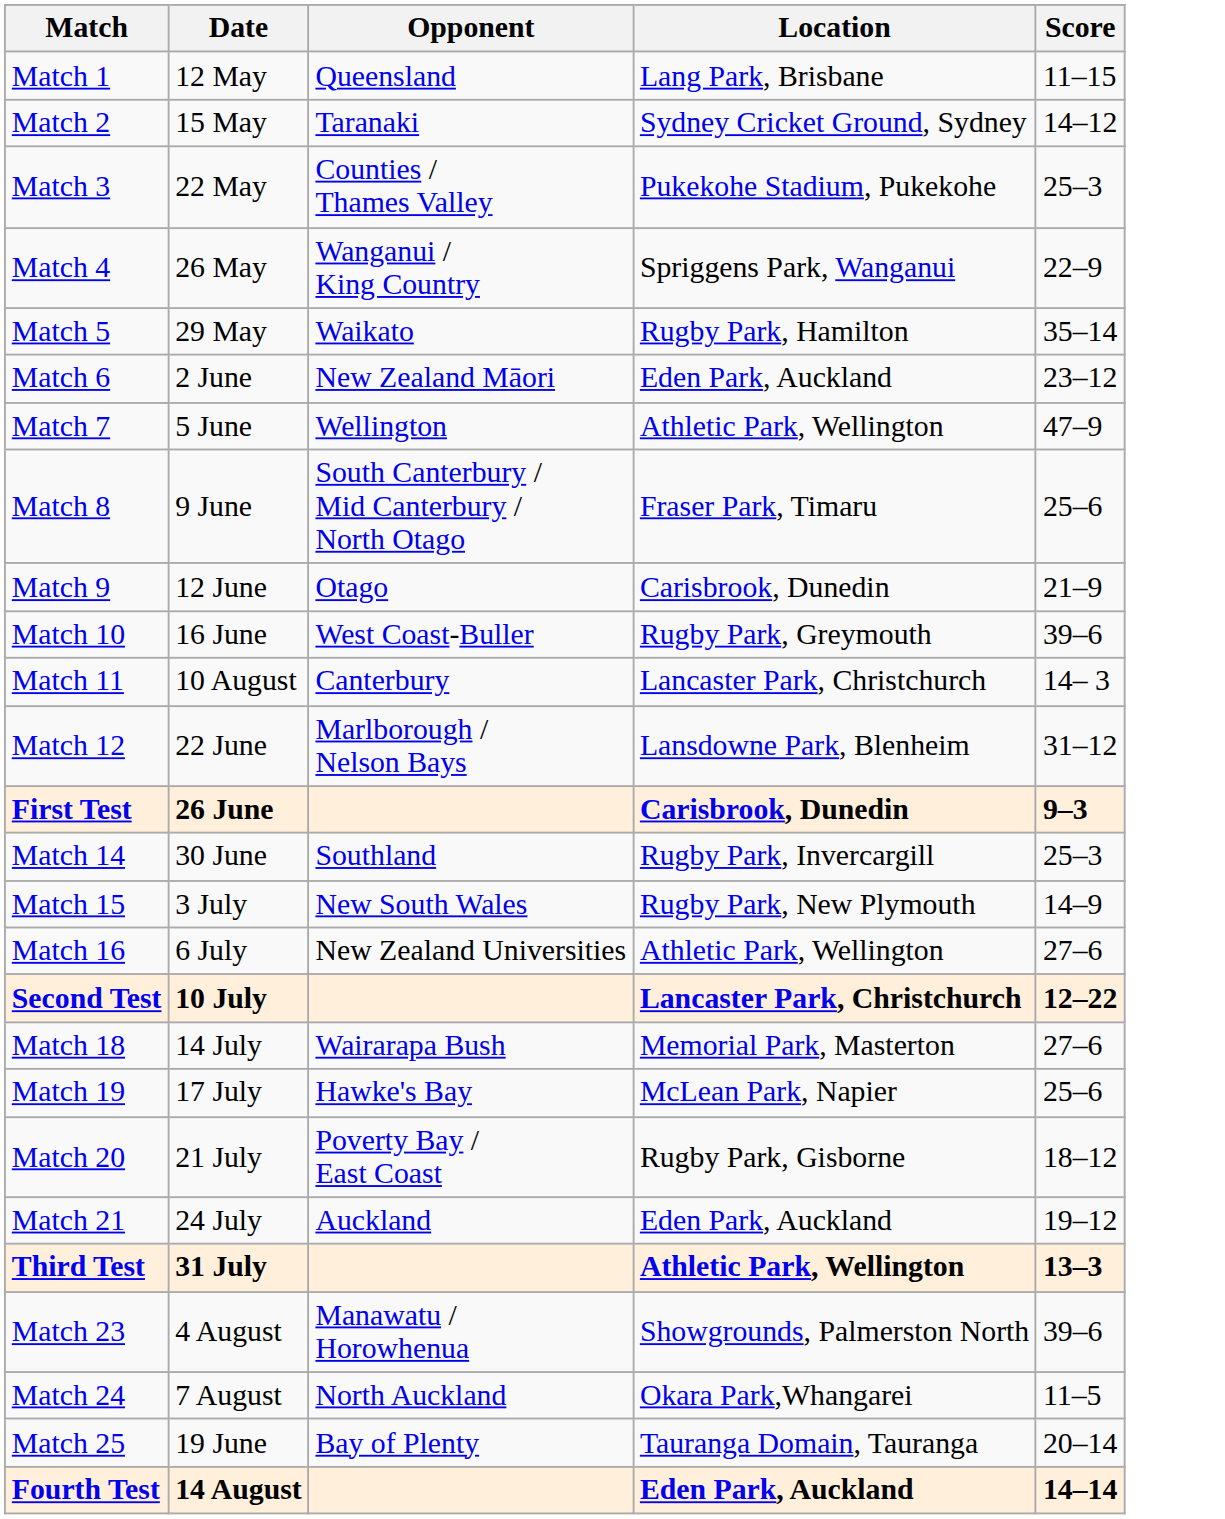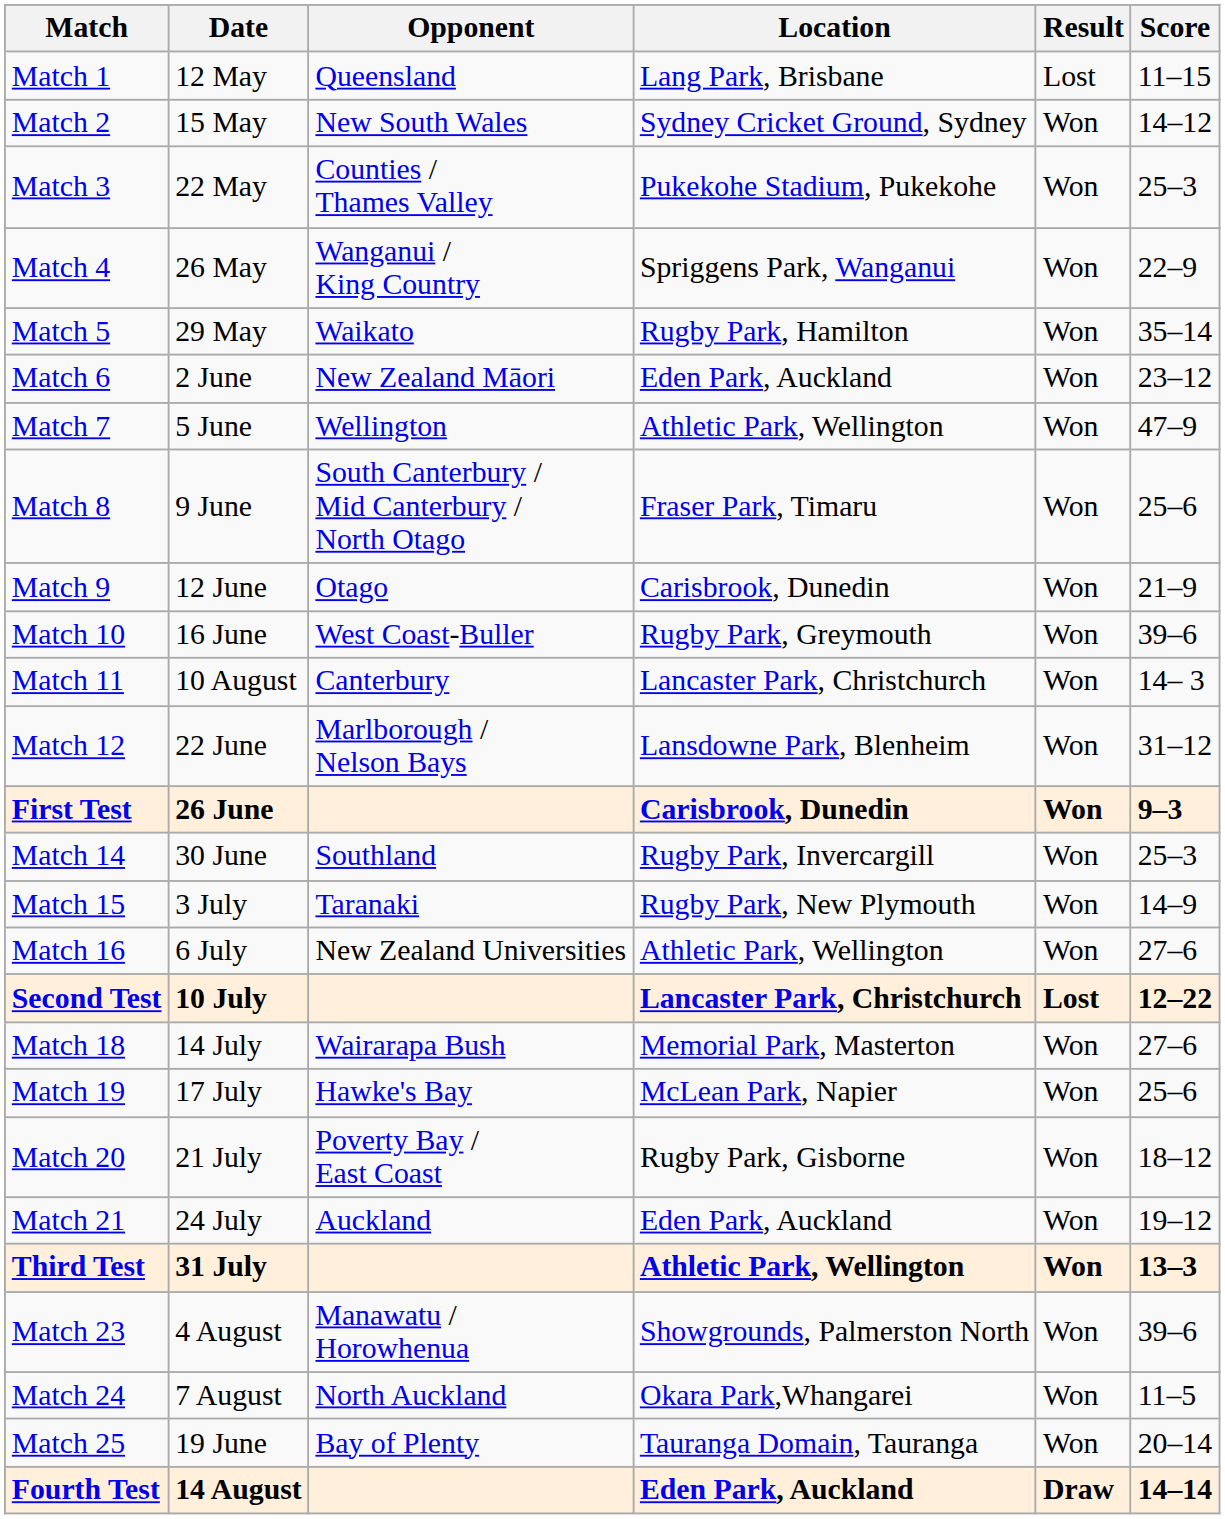+ column: (1083, 28)
(367, 122) Taranaki -> (421, 122) New South Wales
(421, 903) New South Wales -> (367, 903) Taranaki
